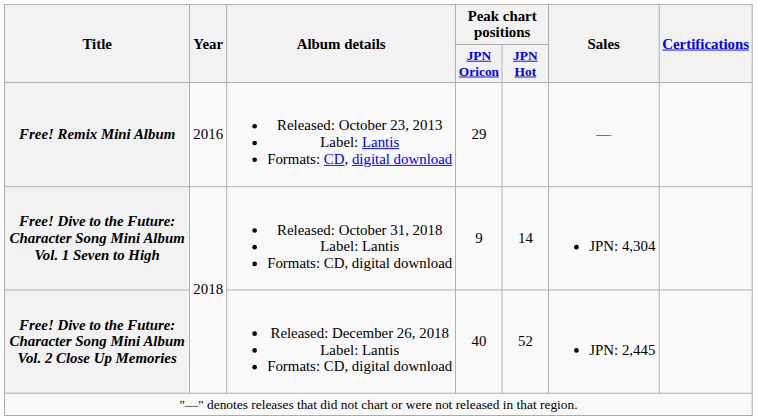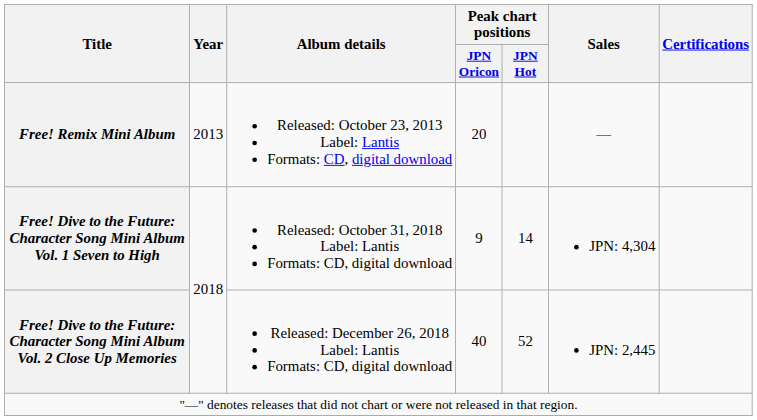(208, 134) 2016 -> (208, 134) 2013
(479, 134) 29 -> (479, 134) 20
